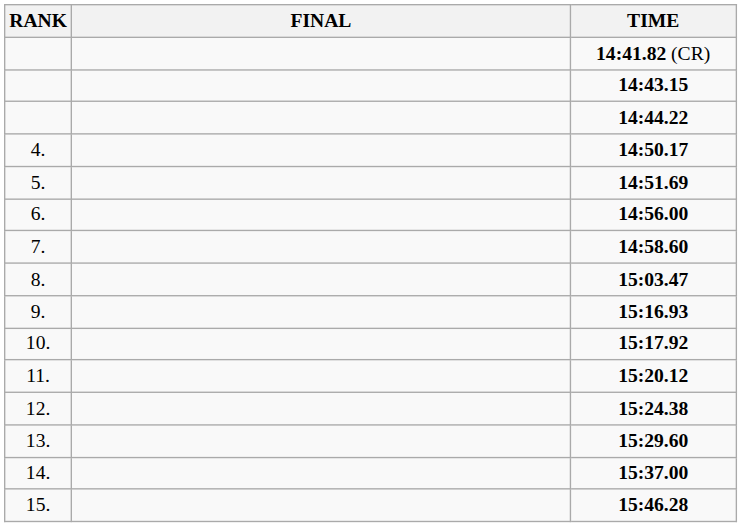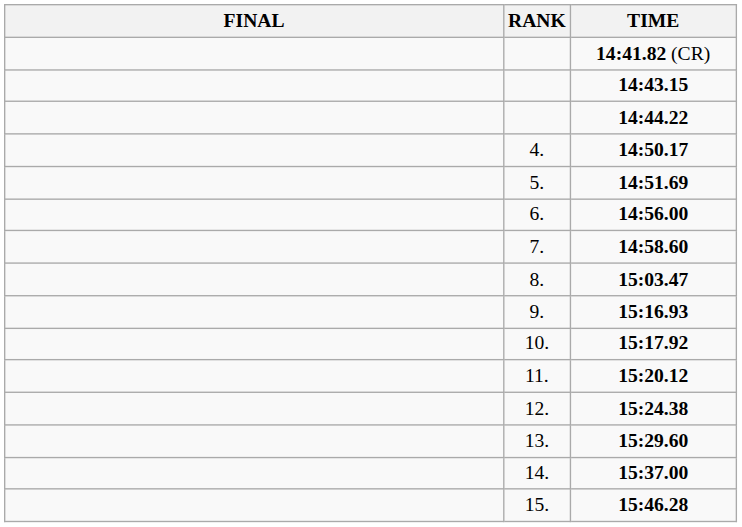columns swapped: (38, 21) <-> (321, 21)
